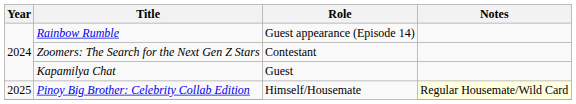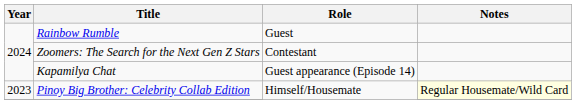(340, 33) Guest appearance (Episode 14) -> (279, 33) Guest
(279, 71) Guest -> (340, 71) Guest appearance (Episode 14)
(19, 90) 2025 -> (19, 90) 2023
